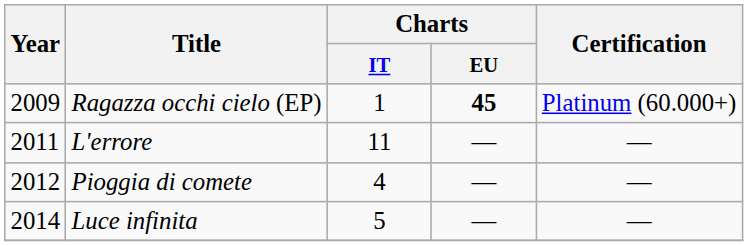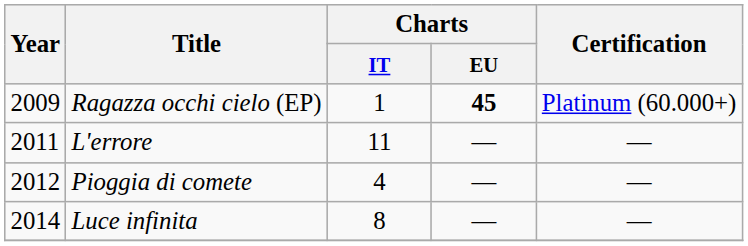(379, 220) 5 -> (379, 220) 8
